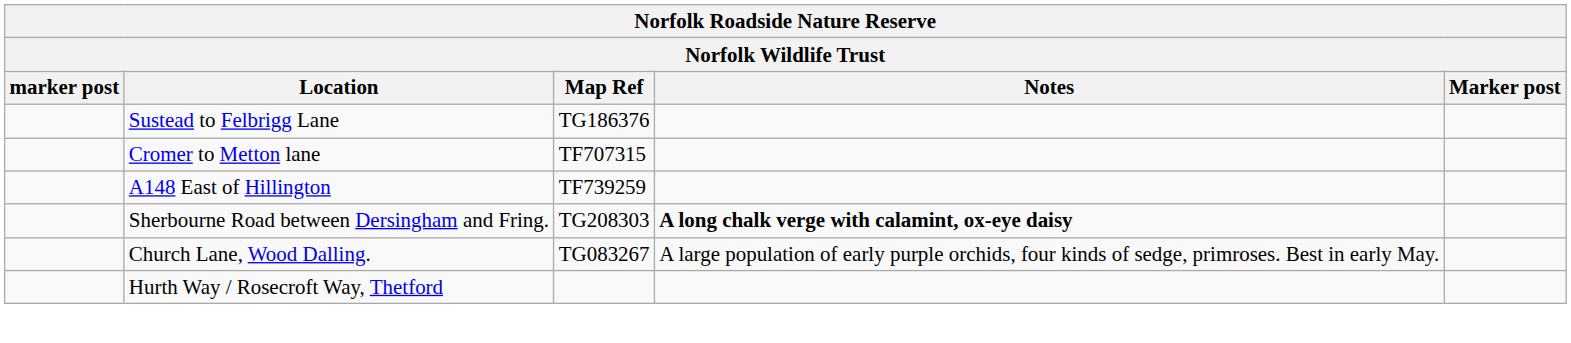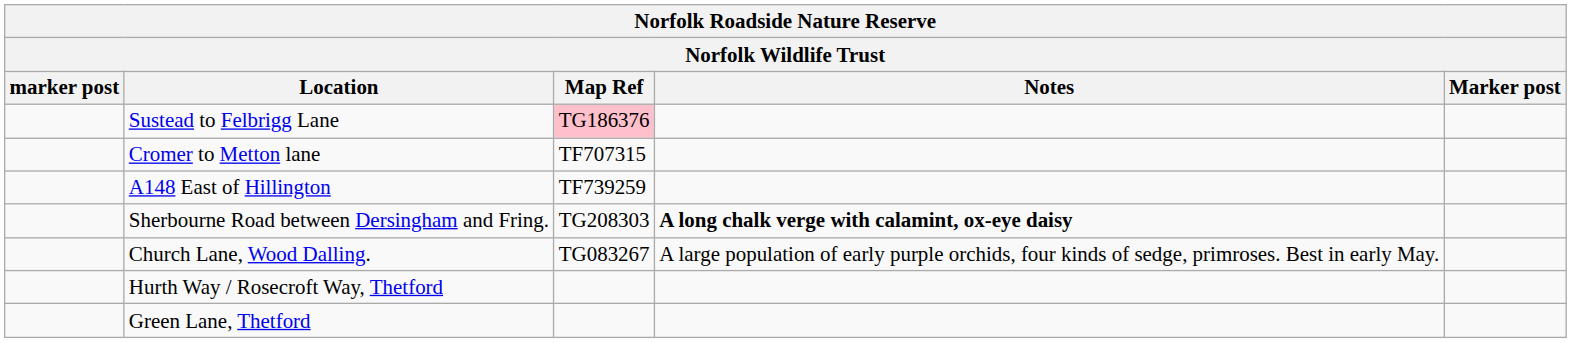(604, 120) no background -> (604, 120) pink background
+ row: (220, 320)
